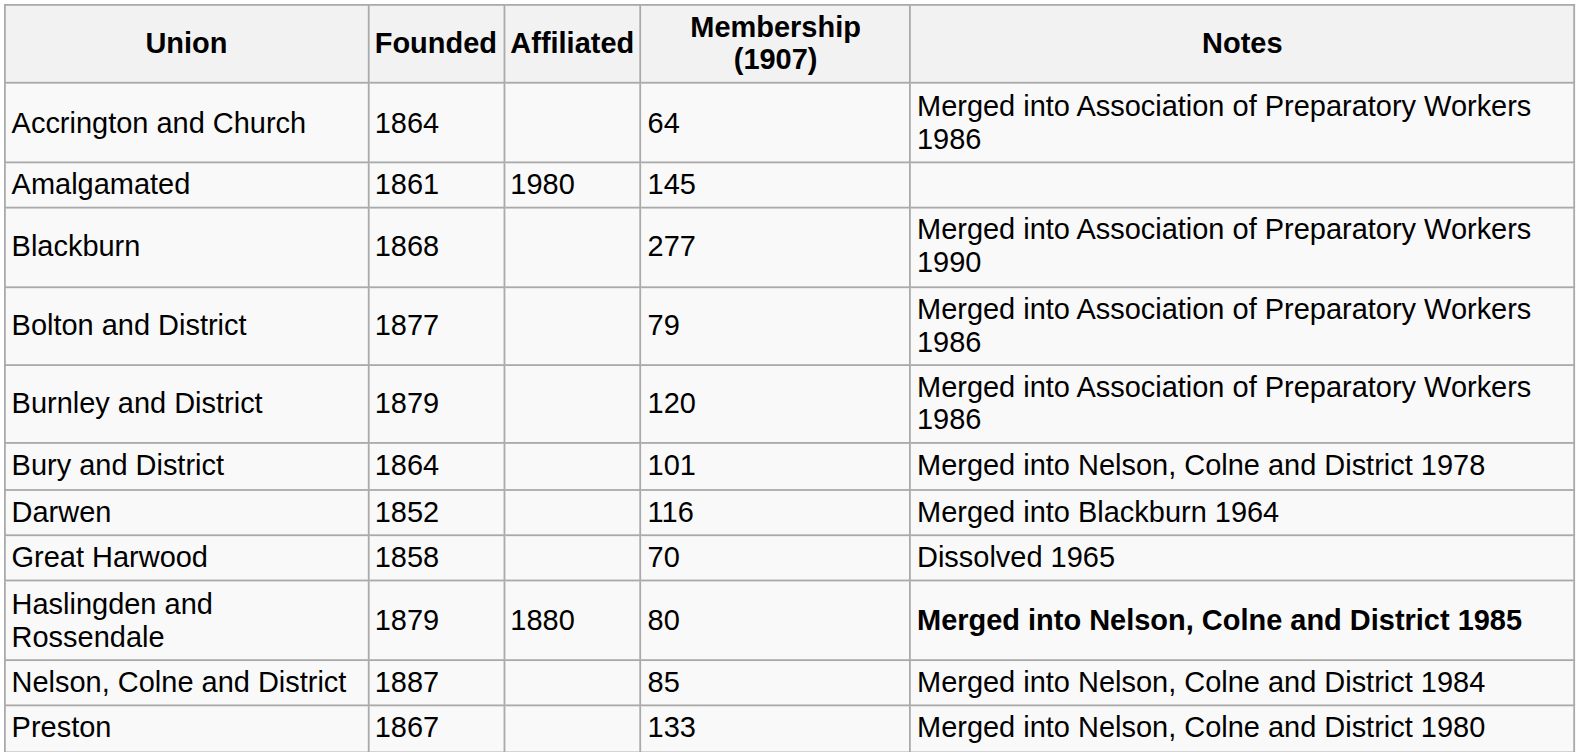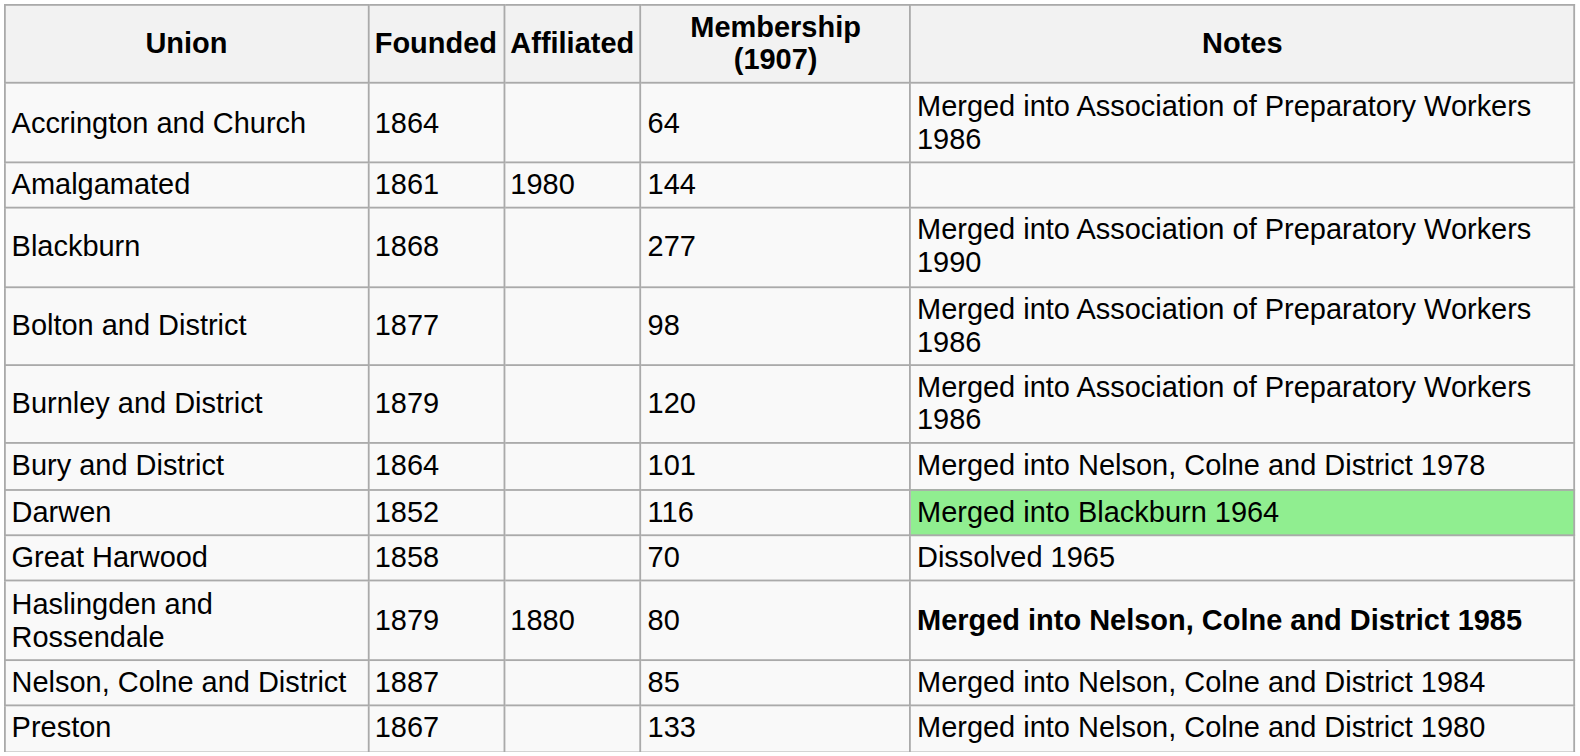(672, 184) 145 -> (672, 184) 144
(664, 325) 79 -> (664, 325) 98
(1098, 511) no background -> (1098, 511) lightgreen background
